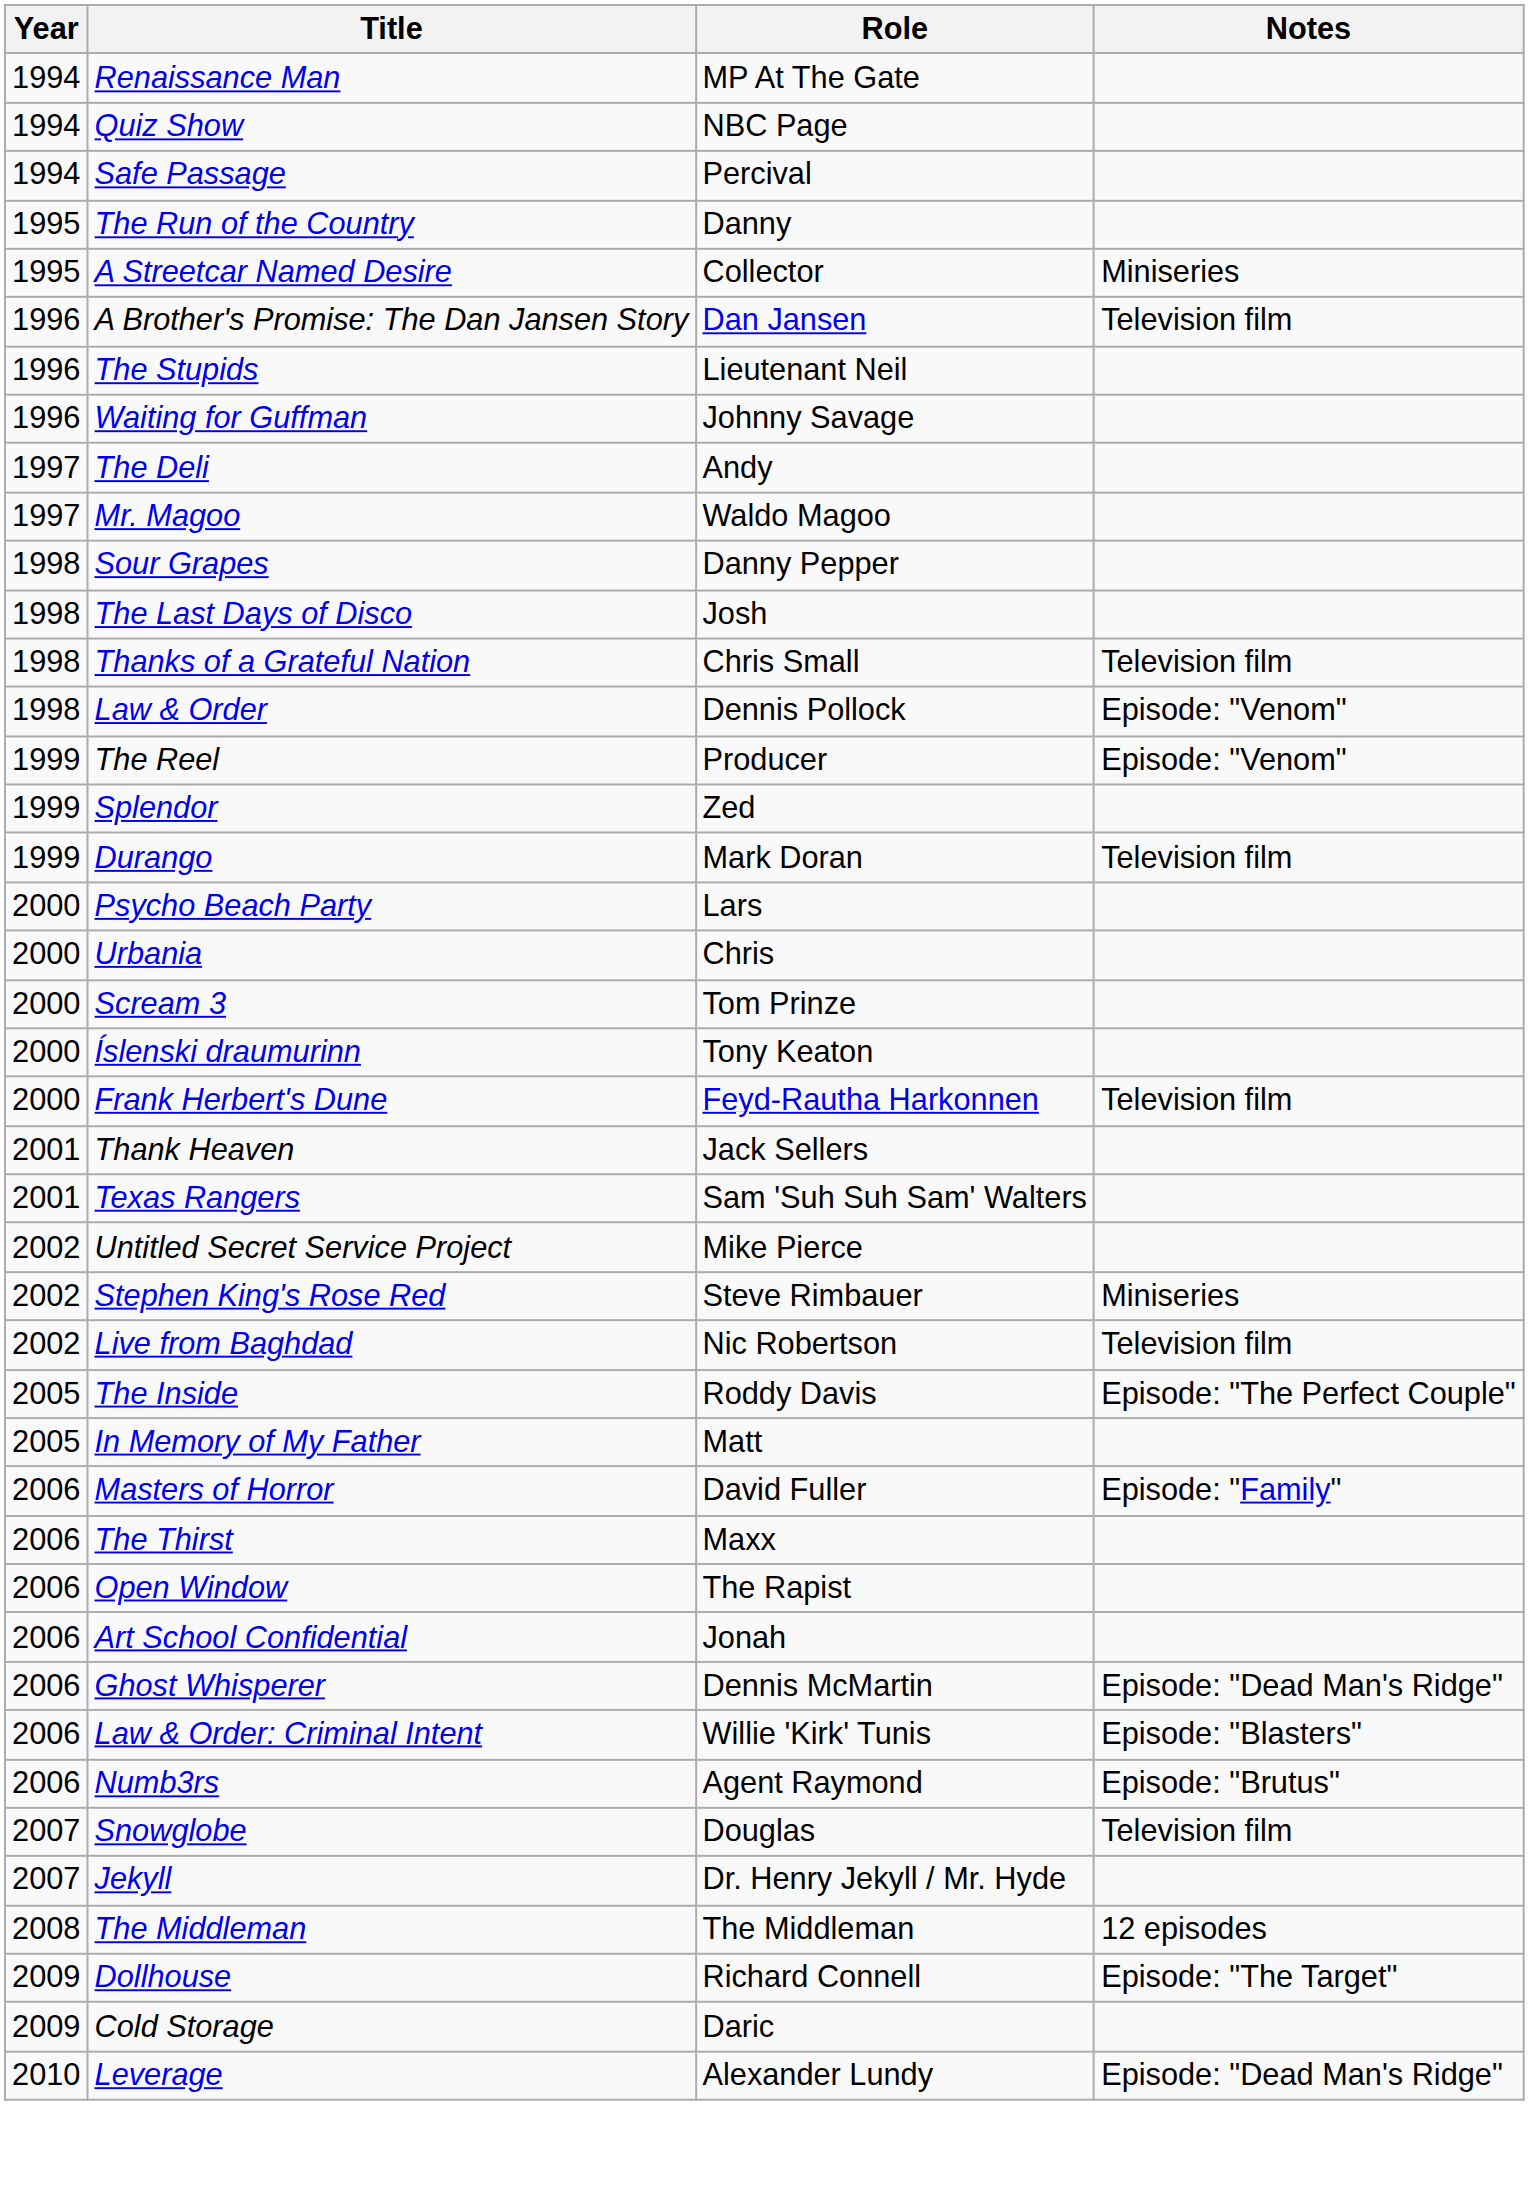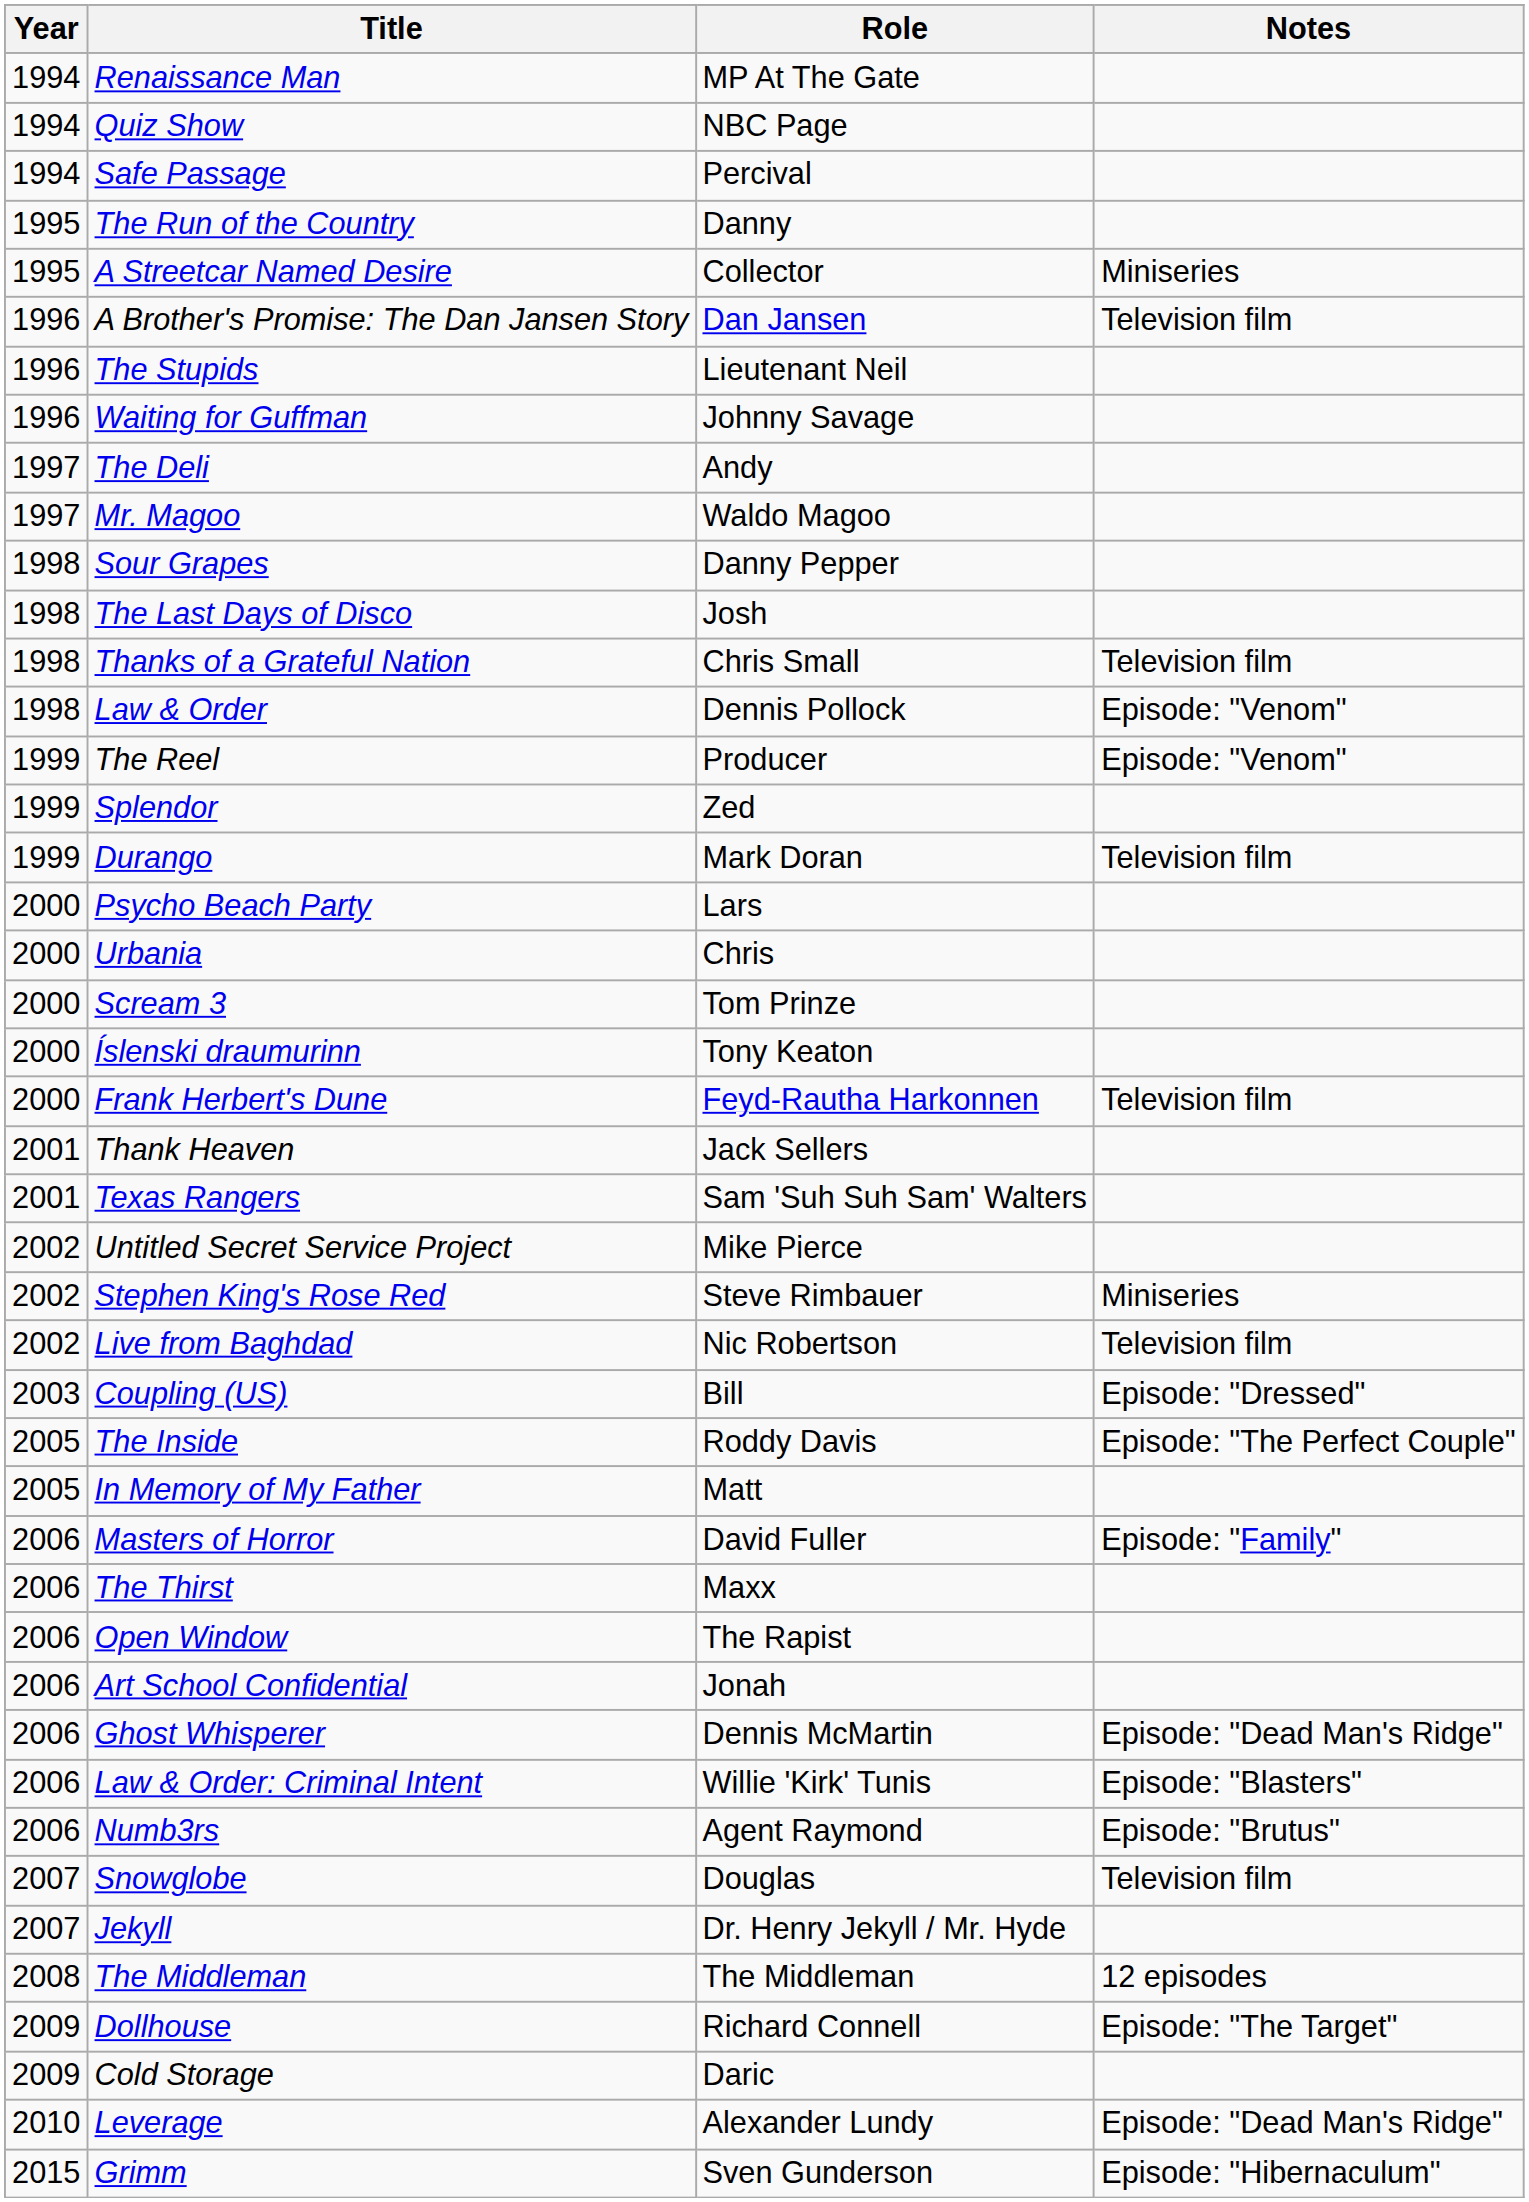+ row: (191, 1393)
+ row: (141, 2172)
